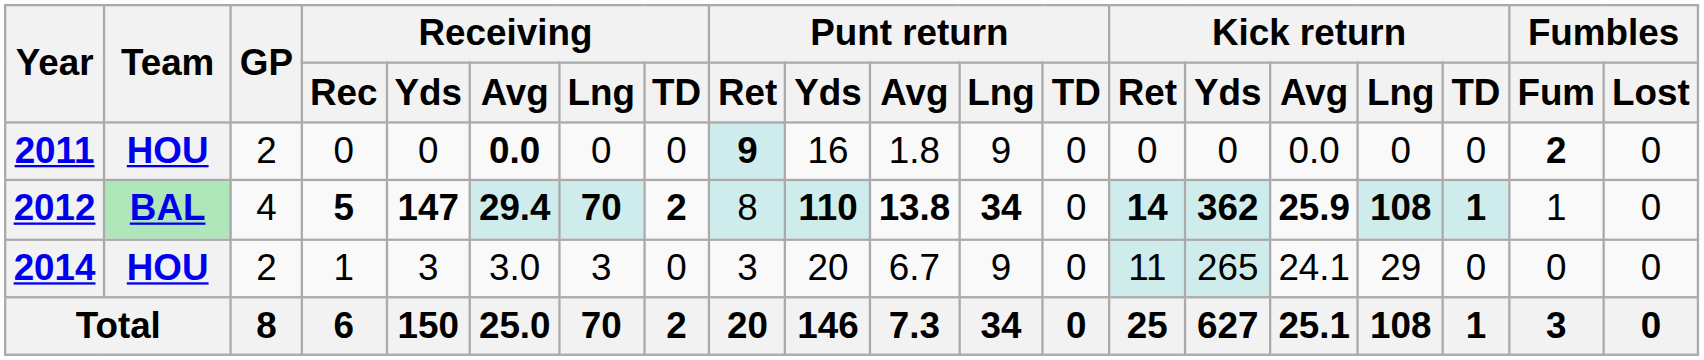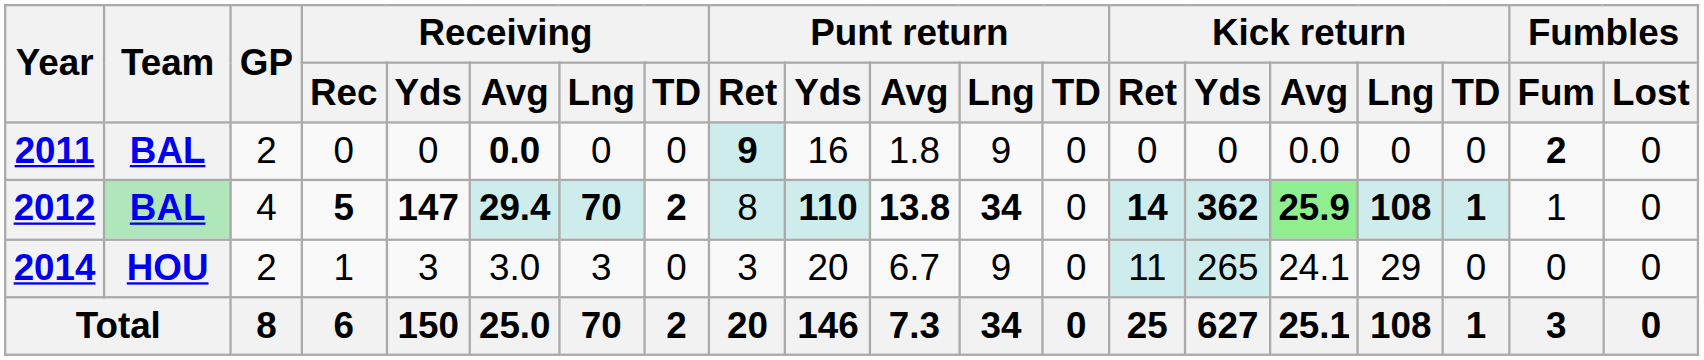(168, 150) HOU -> (168, 150) BAL
(1314, 208) no background -> (1314, 208) lightgreen background
